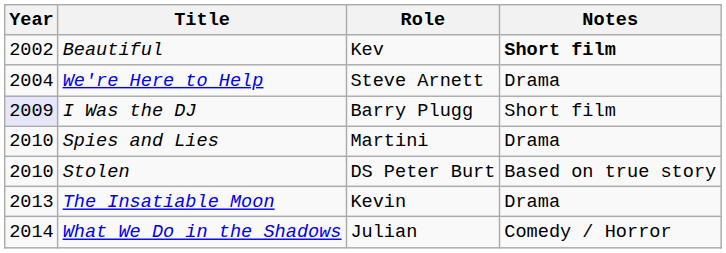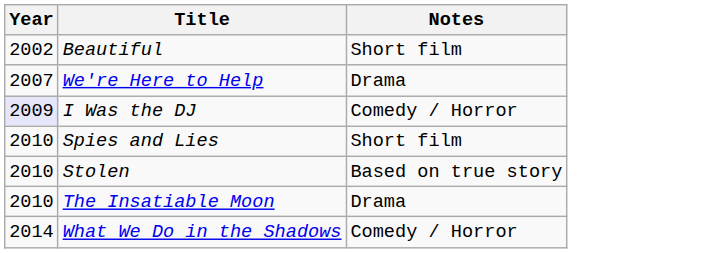- column: (423, 20)
(560, 50) bold -> (406, 50) normal
(31, 80) 2004 -> (31, 80) 2007
(560, 111) Short film -> (434, 111) Comedy / Horror
(532, 141) Drama -> (406, 141) Short film
(31, 202) 2013 -> (31, 202) 2010
